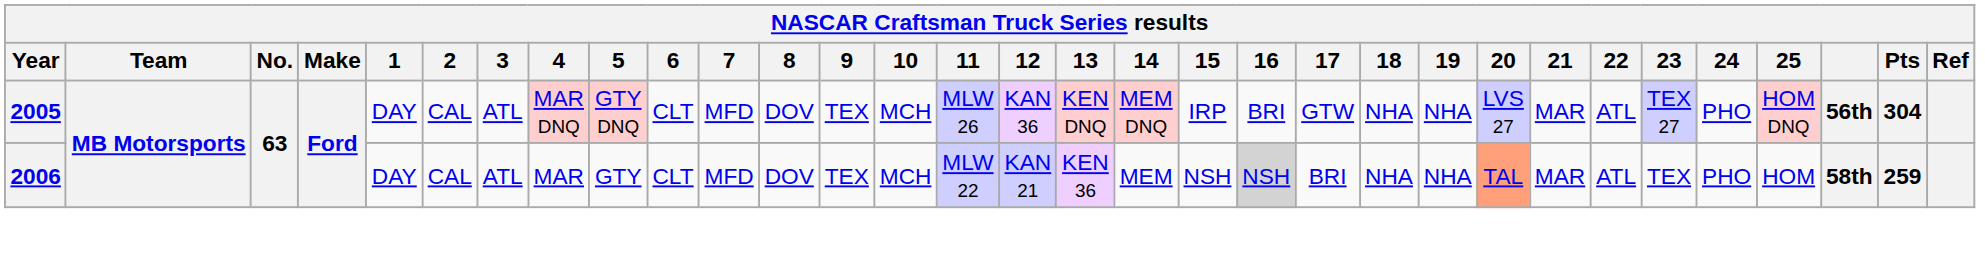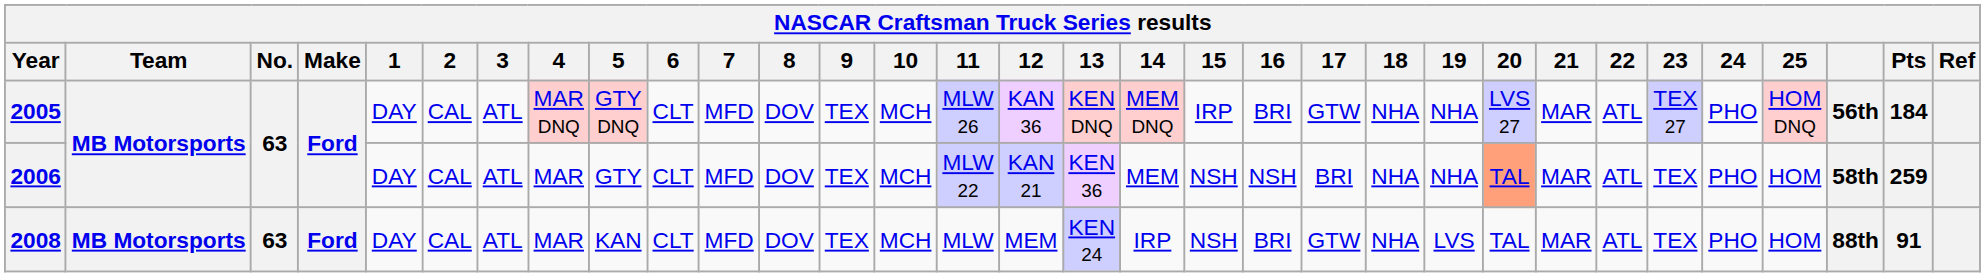(1903, 112) 304 -> (1909, 112) 184
(1266, 175) lightgrey background -> (1273, 175) no background
+ row: (36, 239)
